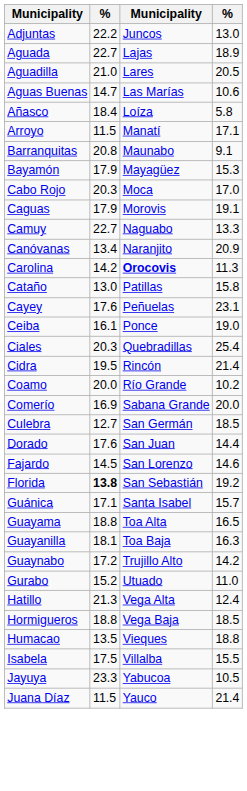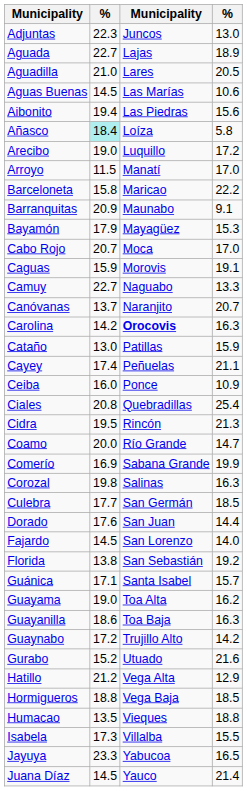(105, 33) 22.2 -> (105, 33) 22.3
(105, 92) 14.7 -> (105, 92) 14.5
+ row: (29, 111)
(105, 111) no background -> (105, 131) paleturquoise background
+ row: (28, 151)
(227, 131) 17.1 -> (227, 170) 17.0
+ row: (40, 190)
(105, 151) 20.8 -> (105, 209) 20.9
(105, 190) 20.3 -> (105, 248) 20.7
(105, 209) 17.9 -> (105, 268) 15.9
(105, 248) 13.4 -> (105, 307) 13.7
(227, 248) 20.9 -> (227, 307) 20.7
(227, 268) 11.3 -> (227, 326) 16.3
(227, 287) 15.8 -> (227, 346) 15.9
(105, 307) 17.6 -> (105, 365) 17.4
(227, 307) 23.1 -> (227, 365) 21.1
(105, 326) 16.1 -> (105, 385) 16.0
(227, 326) 19.0 -> (227, 385) 10.9
(105, 346) 20.3 -> (105, 405) 20.8
(227, 365) 21.4 -> (227, 424) 21.3
(227, 385) 10.2 -> (227, 444) 14.7
(227, 405) 20.0 -> (227, 463) 19.9
+ row: (28, 483)
(105, 424) 12.7 -> (105, 502) 17.7
(227, 463) 14.6 -> (227, 541) 14.0
(105, 483) bold -> (105, 561) normal
(105, 522) 18.8 -> (105, 600) 19.0
(227, 522) 16.5 -> (227, 600) 16.2
(105, 541) 18.1 -> (105, 619) 18.6
(227, 580) 11.0 -> (227, 659) 21.6
(105, 600) 21.3 -> (105, 678) 21.2
(227, 600) 12.4 -> (227, 678) 12.9
(105, 659) 17.5 -> (105, 737) 17.3
(227, 678) 10.5 -> (227, 756) 16.5
(105, 698) 11.5 -> (105, 776) 14.5
